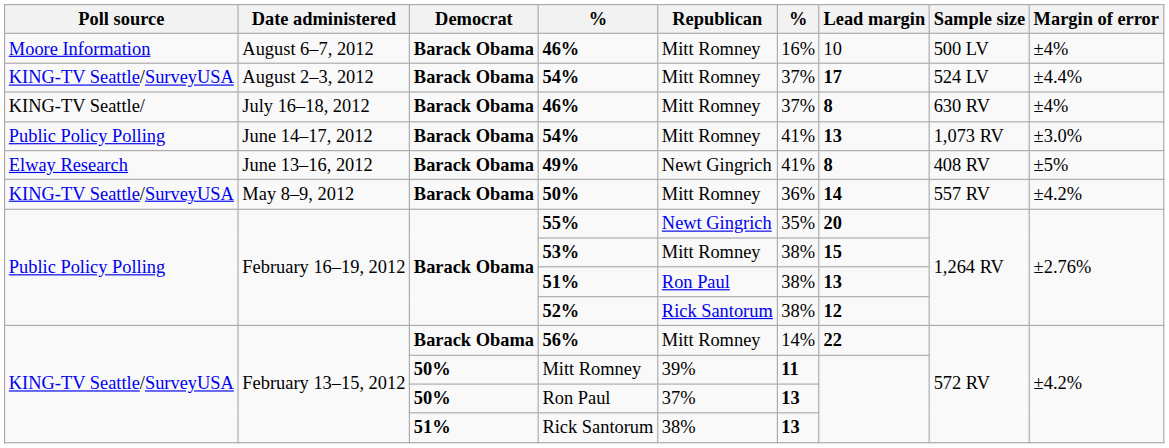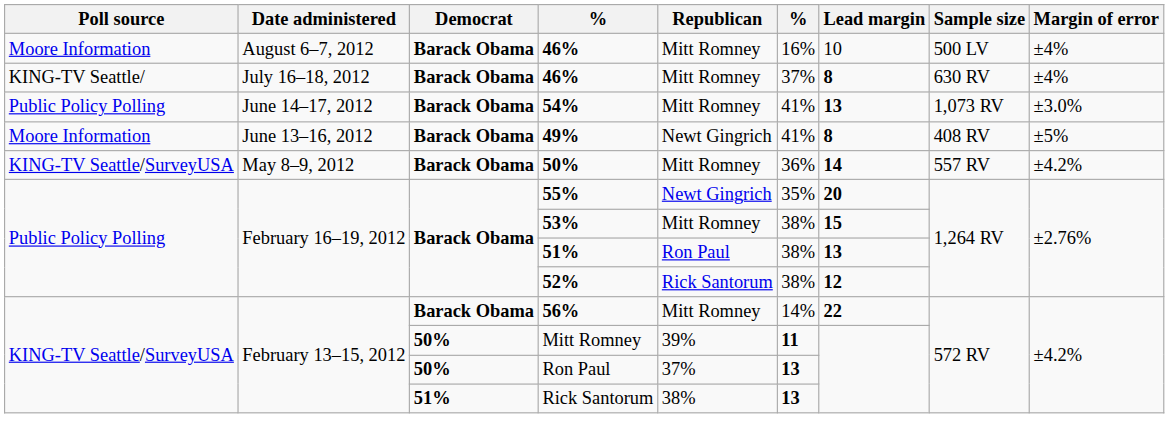- row: (308, 77)
(68, 164) Elway Research -> (80, 135) Moore Information
